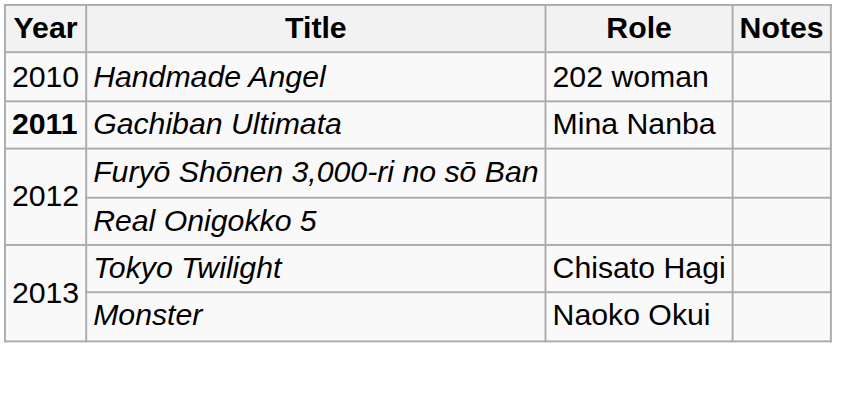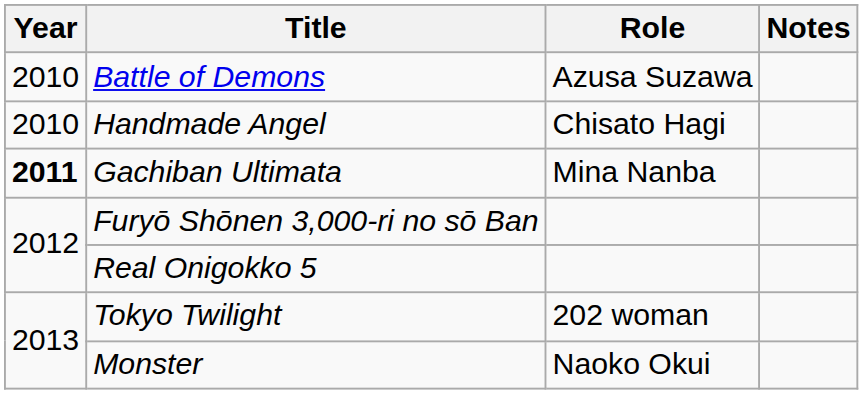+ row: (209, 76)
(631, 76) 202 woman -> (639, 124) Chisato Hagi
(639, 268) Chisato Hagi -> (631, 316) 202 woman
